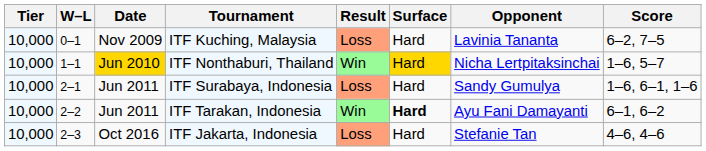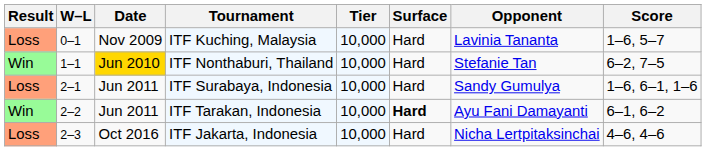columns swapped: (363, 16) <-> (31, 16)
(635, 39) 6–2, 7–5 -> (635, 39) 1–6, 5–7
(409, 63) gold background -> (409, 63) no background
(527, 63) Nicha Lertpitaksinchai -> (495, 63) Stefanie Tan
(635, 63) 1–6, 5–7 -> (635, 63) 6–2, 7–5
(495, 134) Stefanie Tan -> (527, 134) Nicha Lertpitaksinchai
